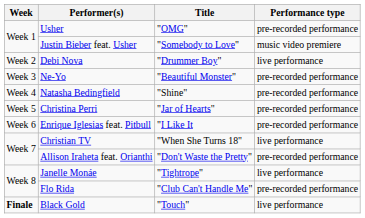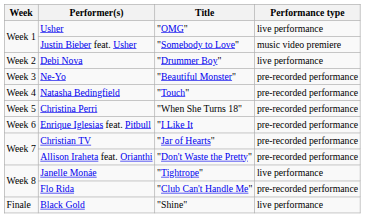(307, 28) pre-recorded performance -> (290, 28) live performance
(172, 92) "Shine" -> (173, 92) "Touch"
(186, 108) "Jar of Hearts" -> (200, 108) "When She Turns 18"
(200, 141) "When She Turns 18" -> (186, 141) "Jar of Hearts"
(290, 141) live performance -> (307, 141) pre-recorded performance
(20, 205) bold -> (19, 205) normal
(173, 205) "Touch" -> (172, 205) "Shine"
